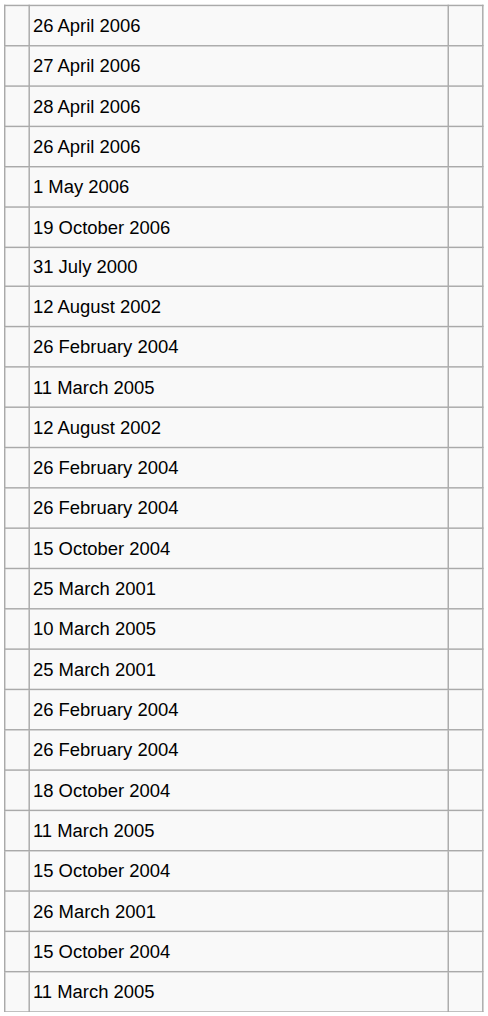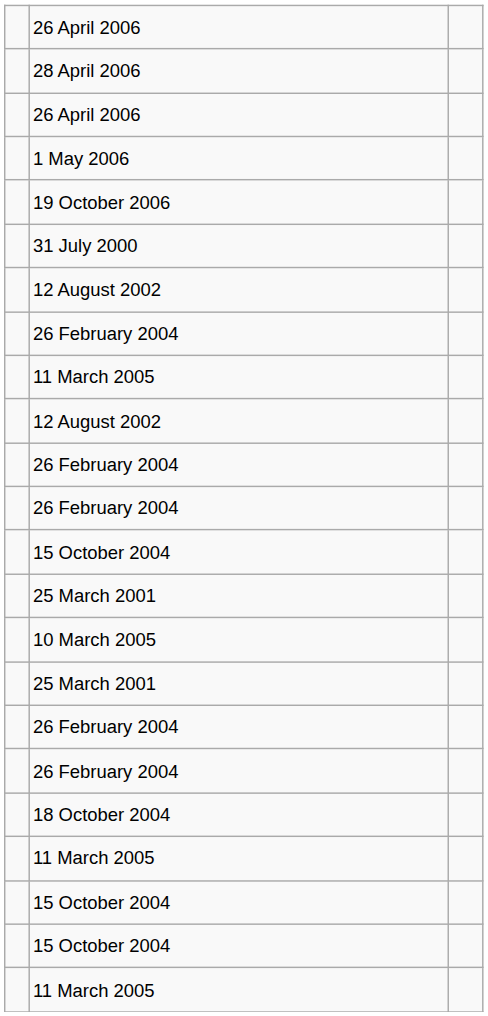- row: (17, 66)
- row: (17, 911)
